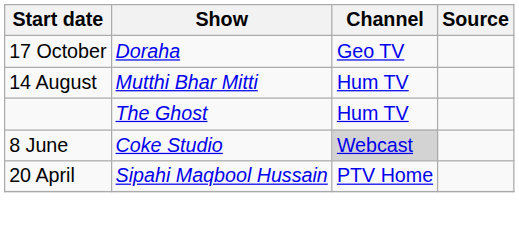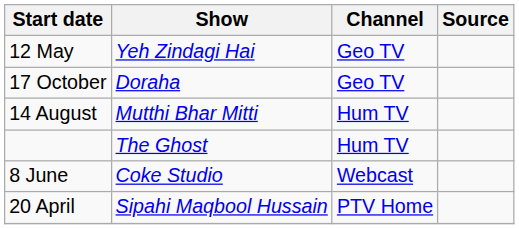+ row: (41, 51)
(375, 144) lightgrey background -> (375, 176) no background
